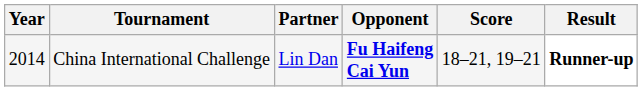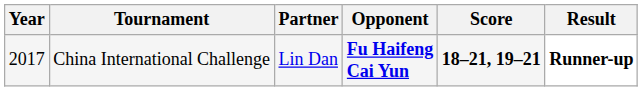(27, 60) 2014 -> (27, 60) 2017
(491, 60) normal -> (491, 60) bold
